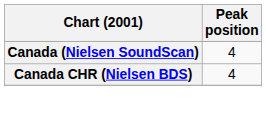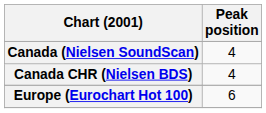+ row: (103, 96)
